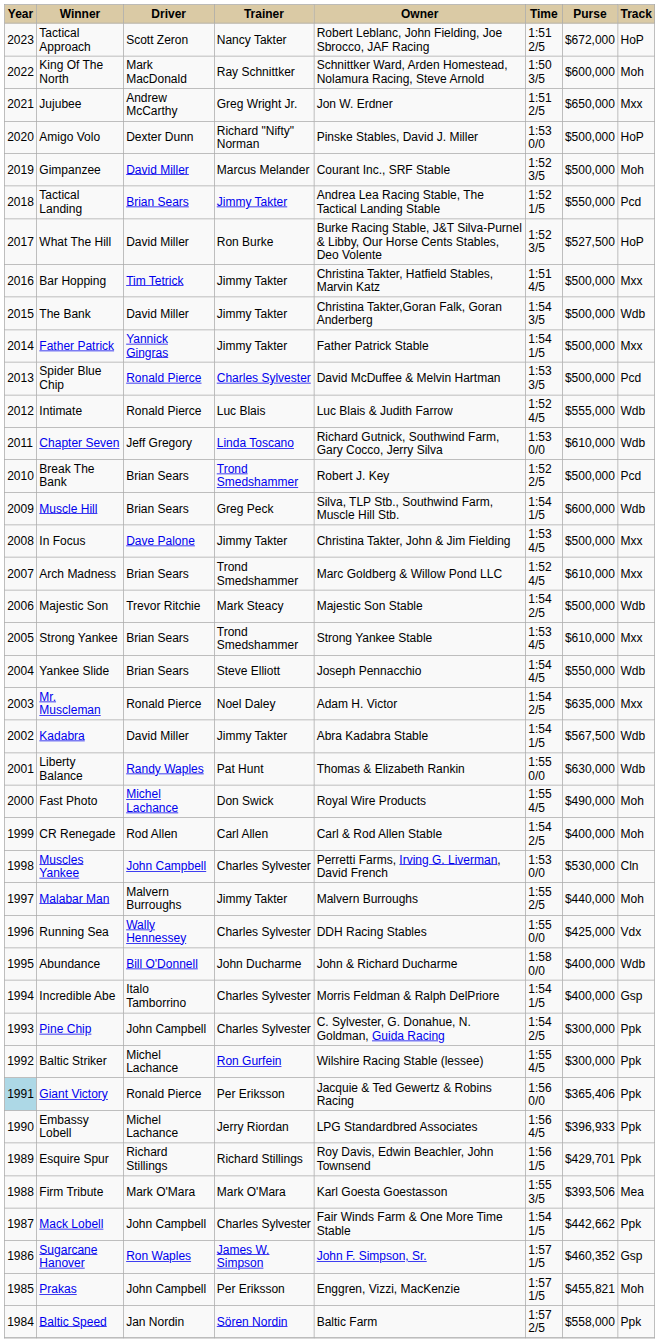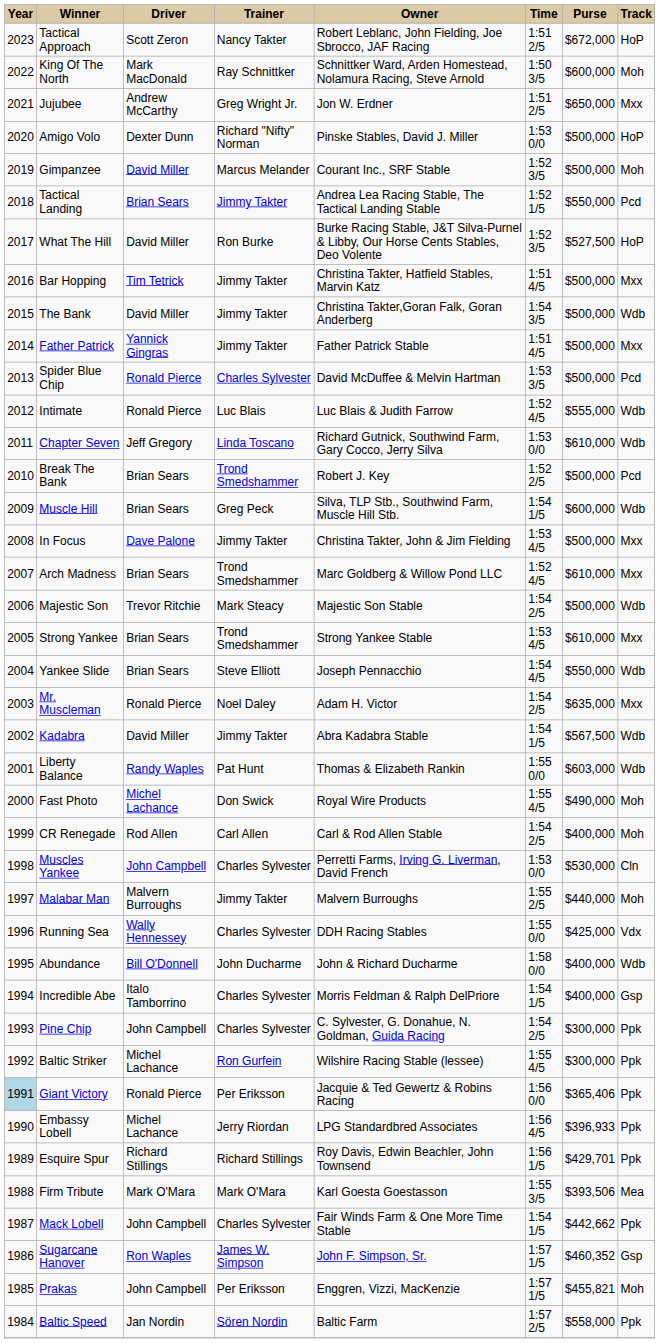(540, 346) 1:54 1/5 -> (540, 346) 1:51 4/5
(590, 768) $630,000 -> (590, 768) $603,000
